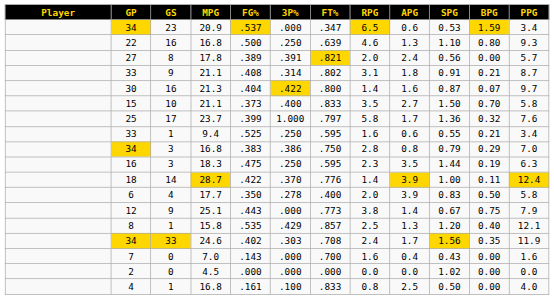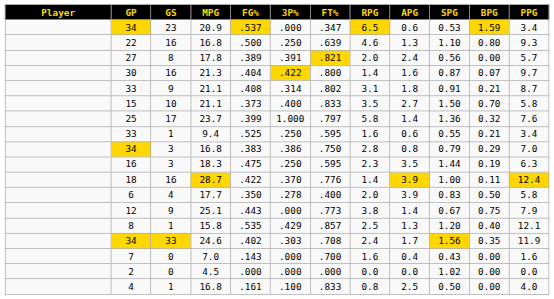rows swapped: (131, 88) <-> (131, 73)
(410, 119) 1.7 -> (410, 119) 1.4
(171, 180) 14 -> (171, 180) 16
